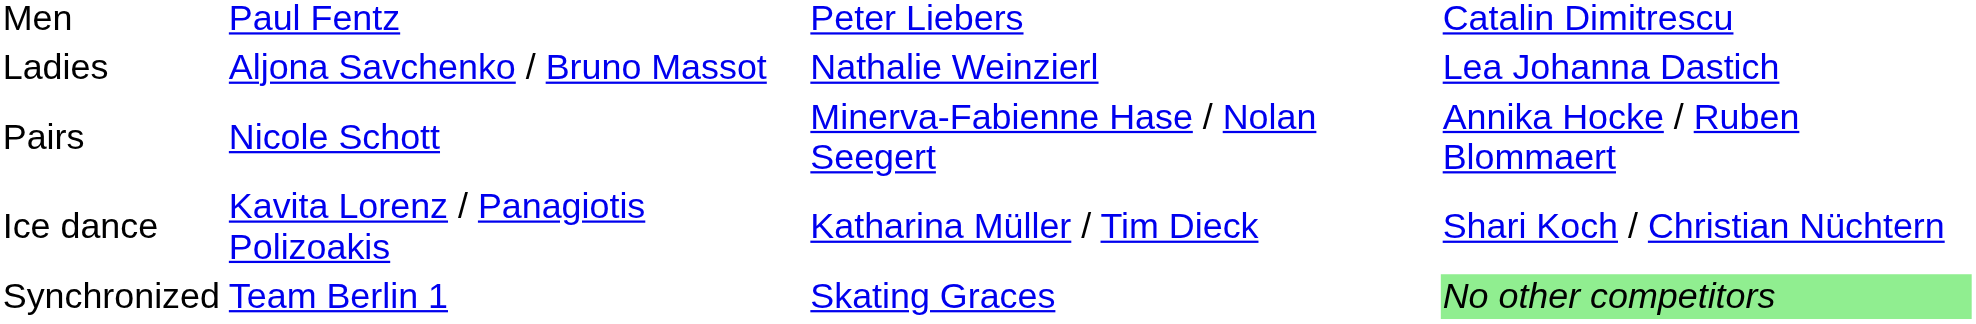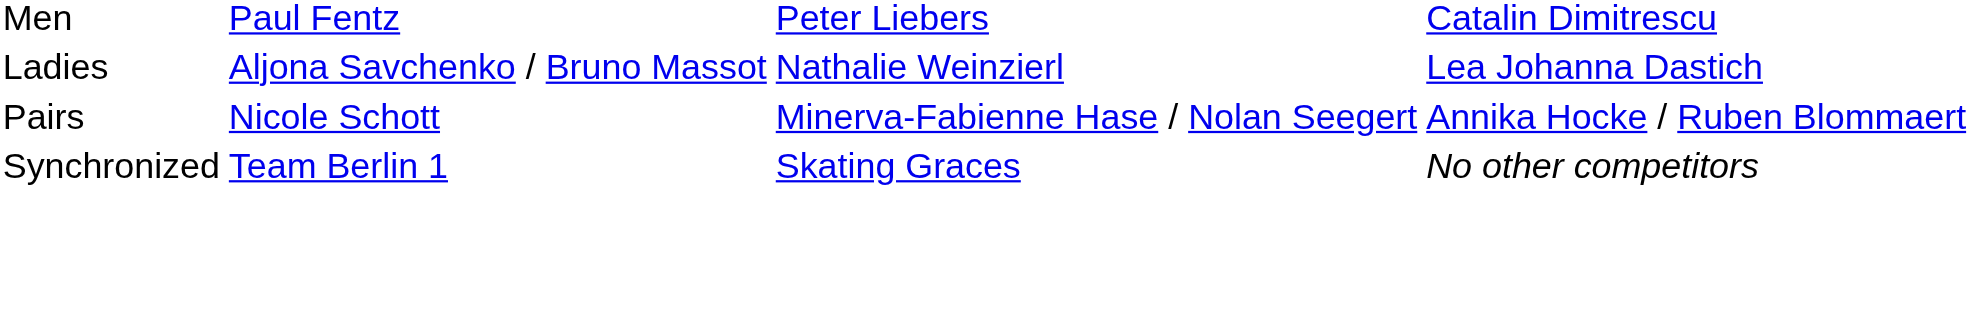- row: (80, 226)
(1609, 296) lightgreen background -> (1593, 166) no background
